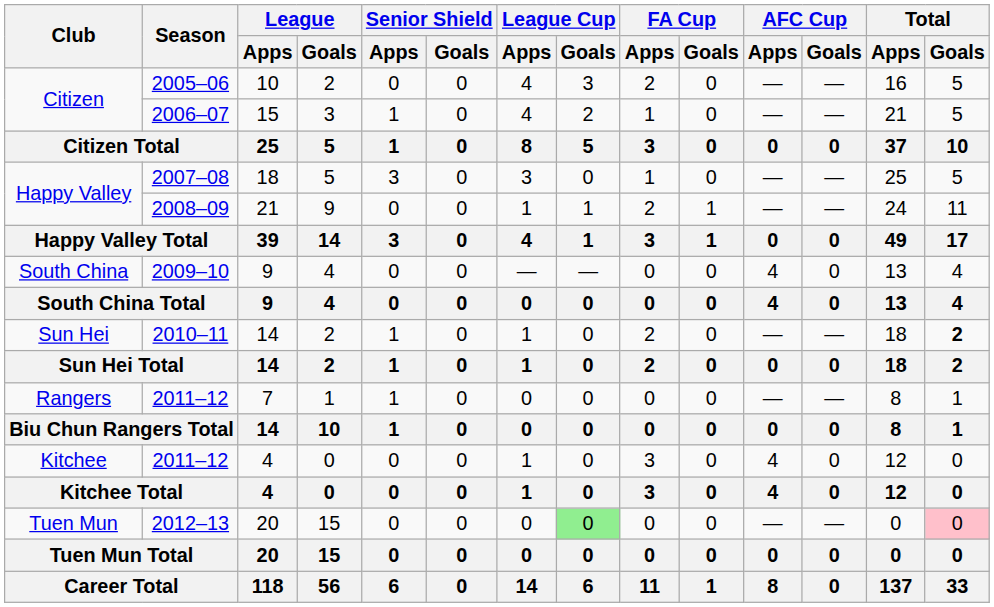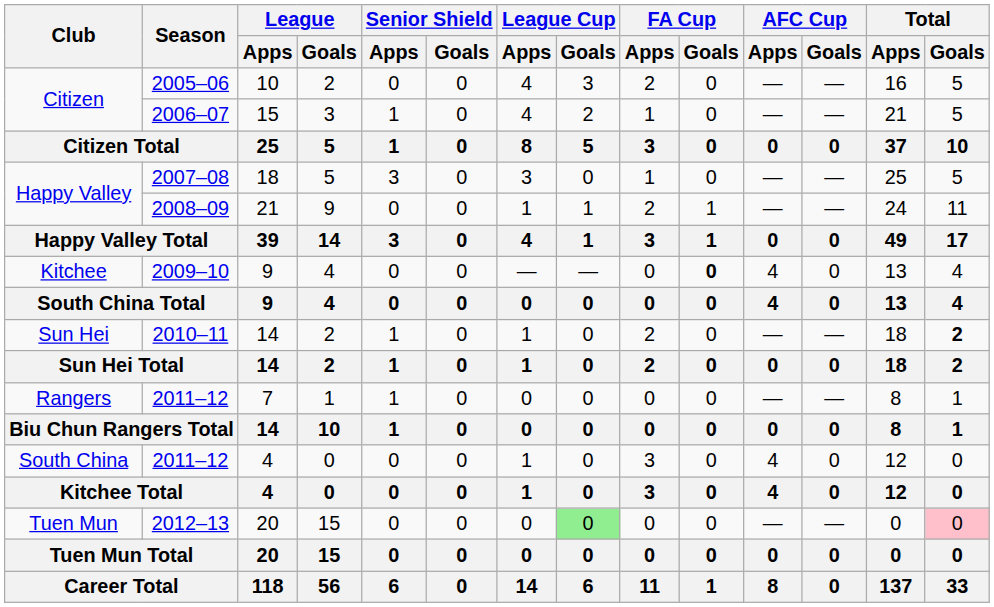(74, 271) South China -> (74, 271) Kitchee
(711, 271) normal -> (711, 271) bold
(74, 460) Kitchee -> (74, 460) South China
